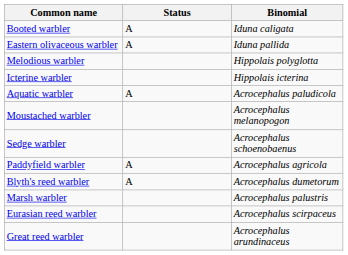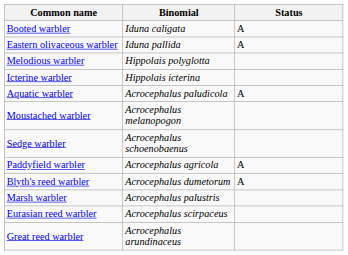columns swapped: (287, 12) <-> (177, 12)
